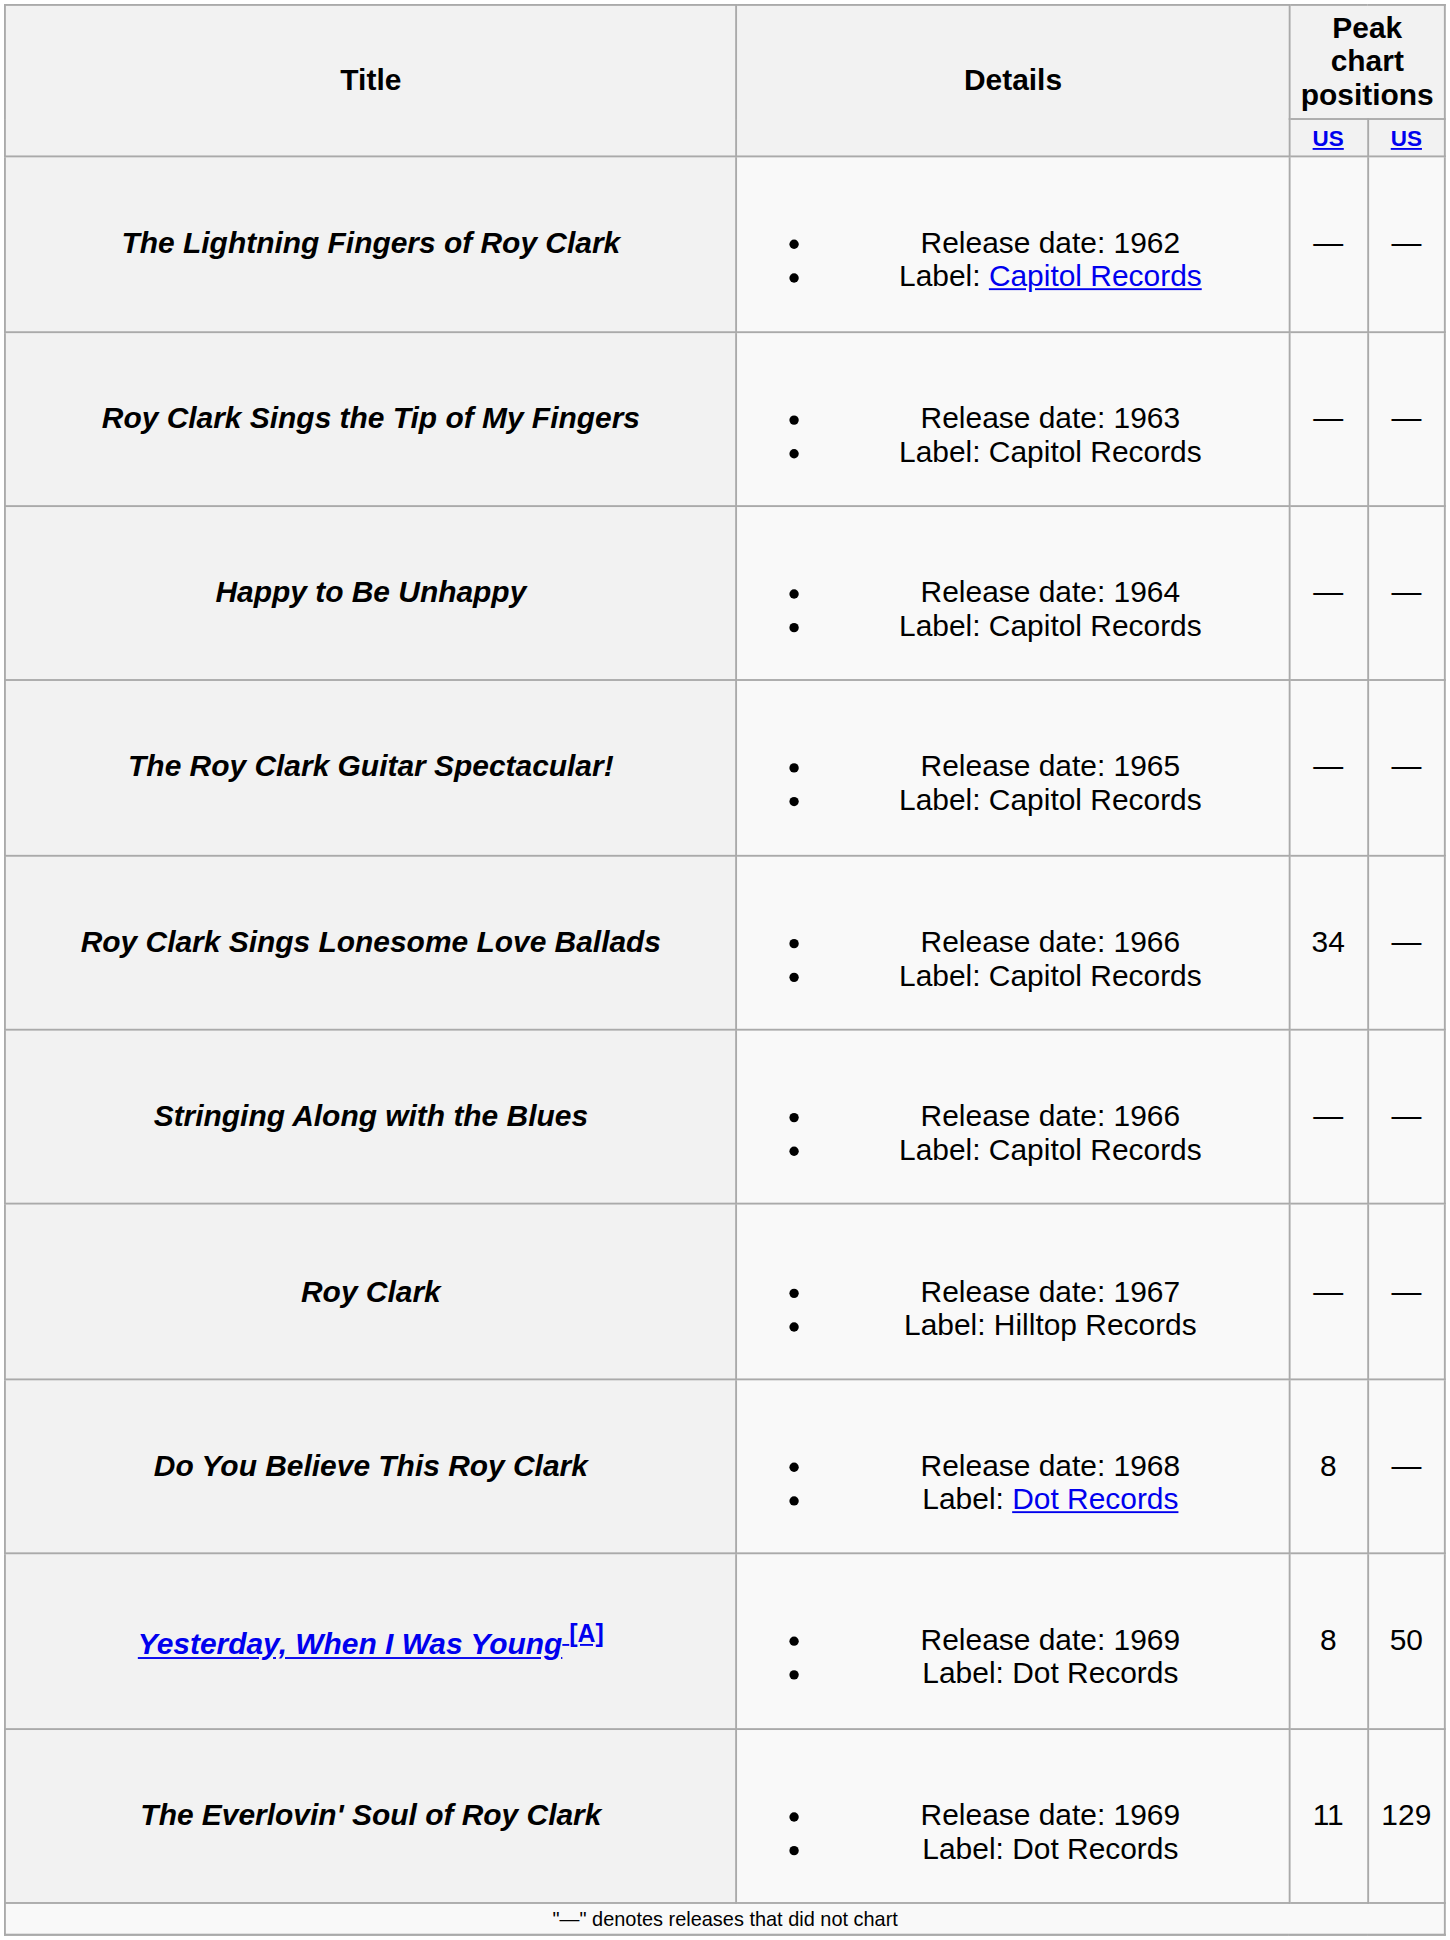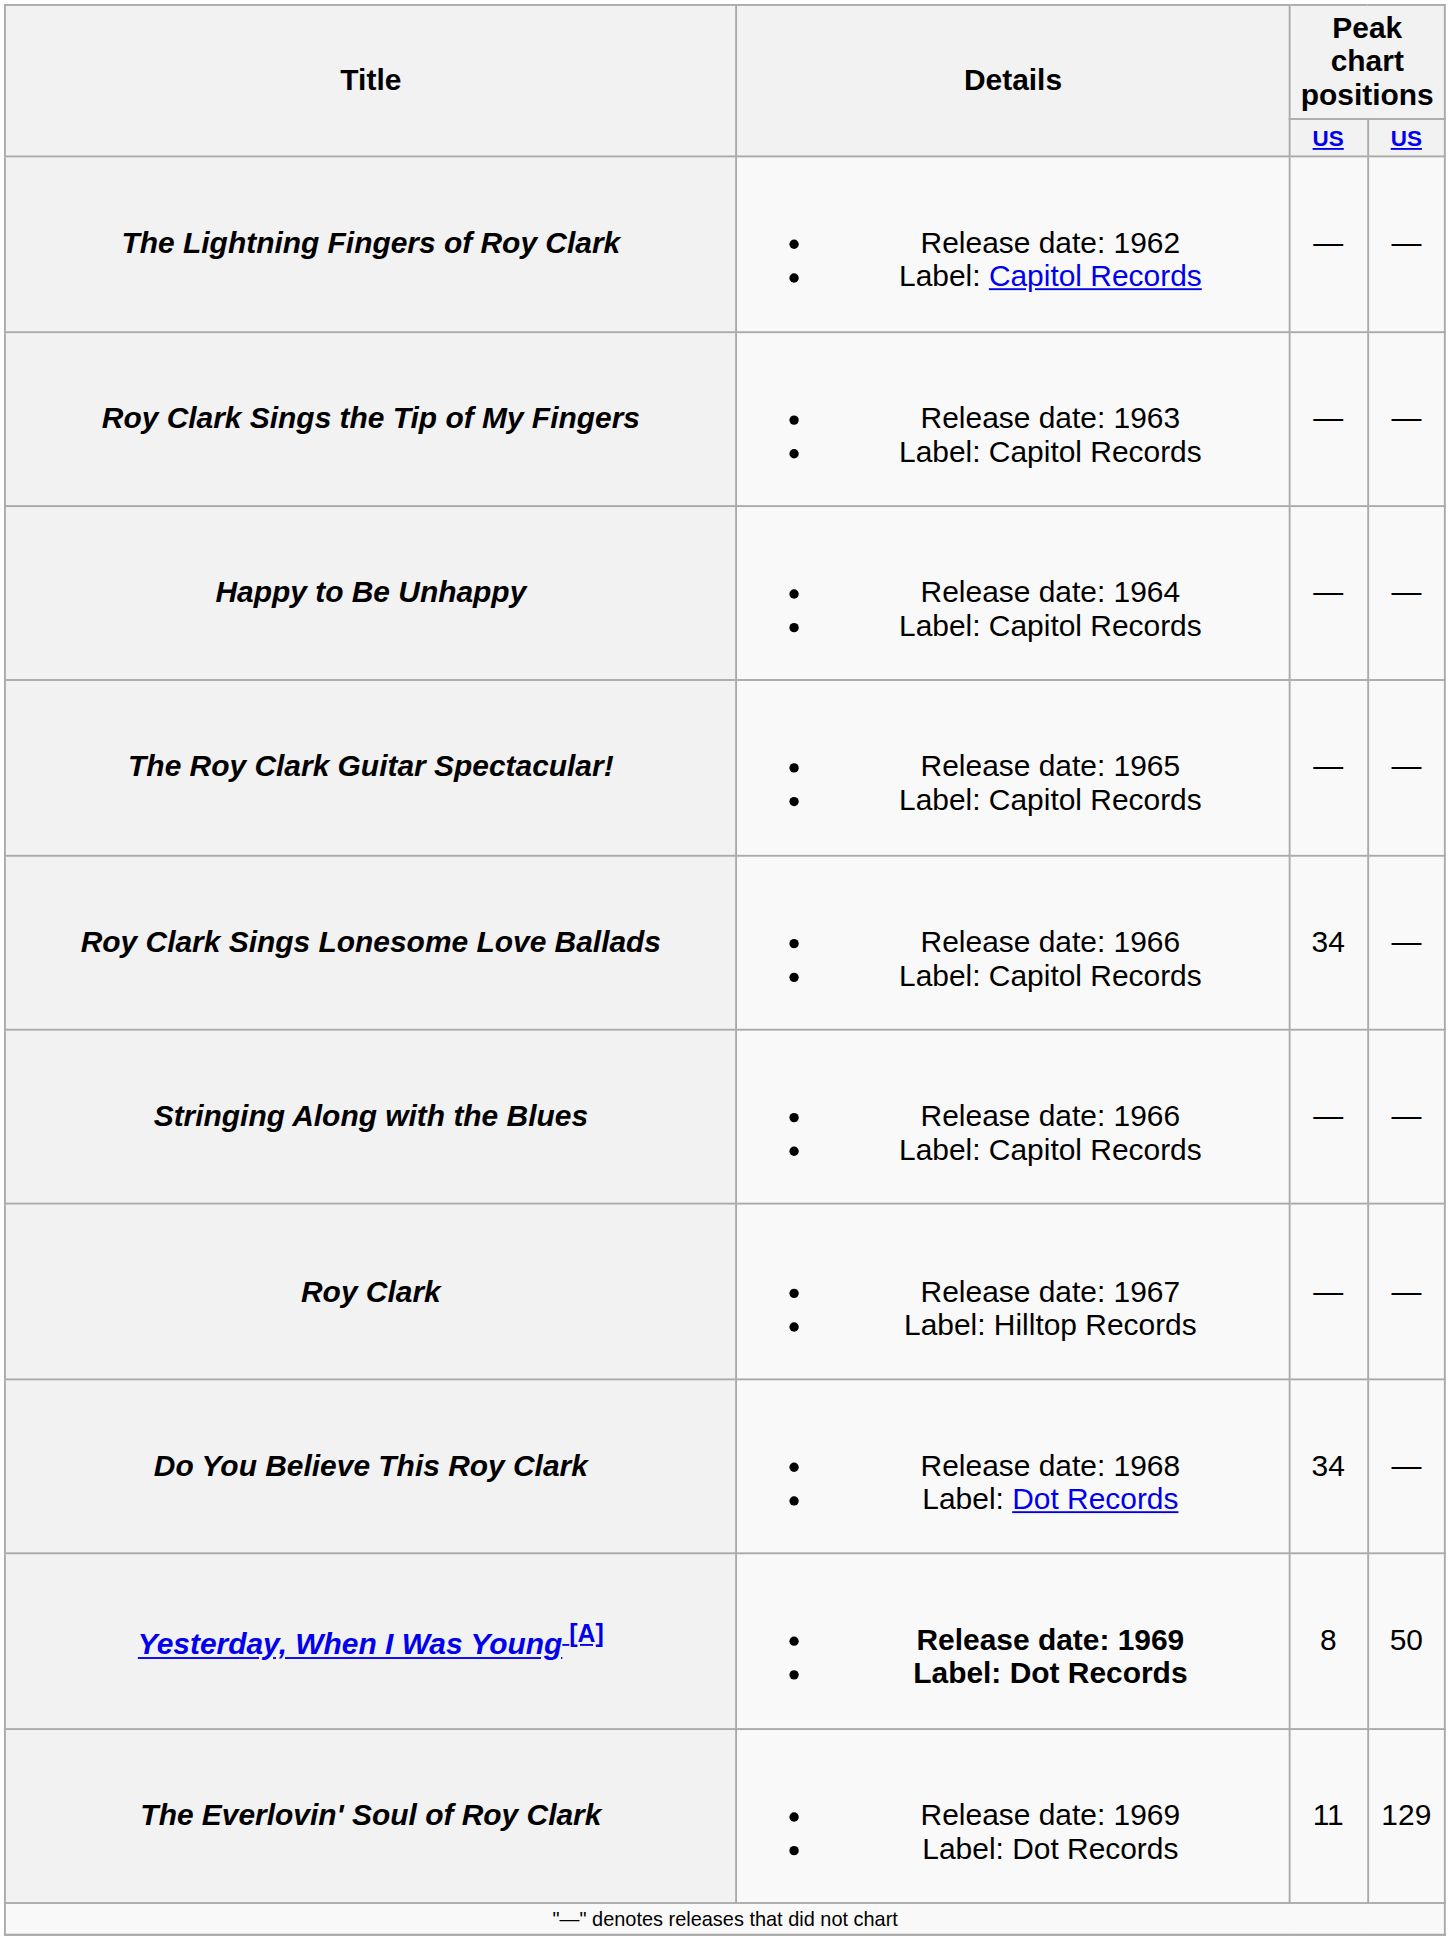(1328, 1465) 8 -> (1328, 1465) 34
(1013, 1658) normal -> (1013, 1658) bold
